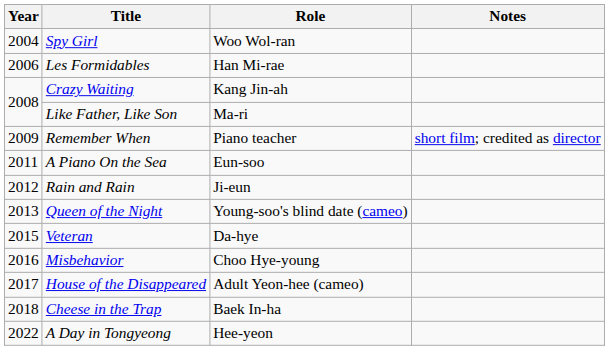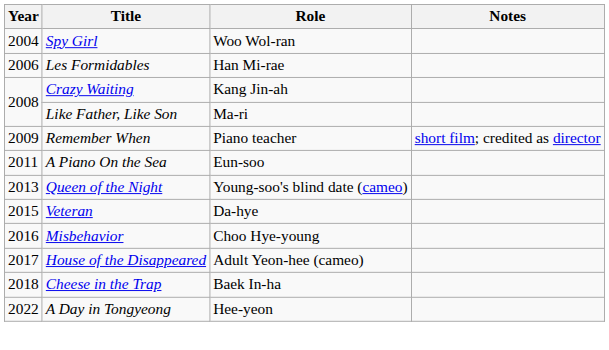- row: (90, 187)
